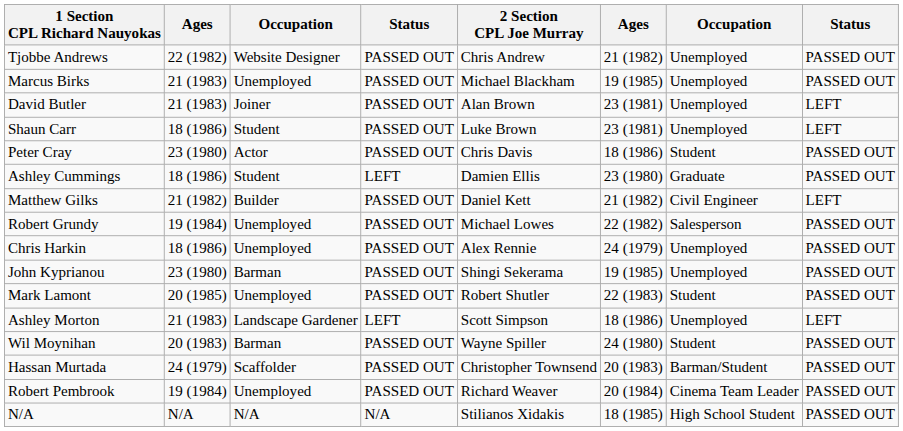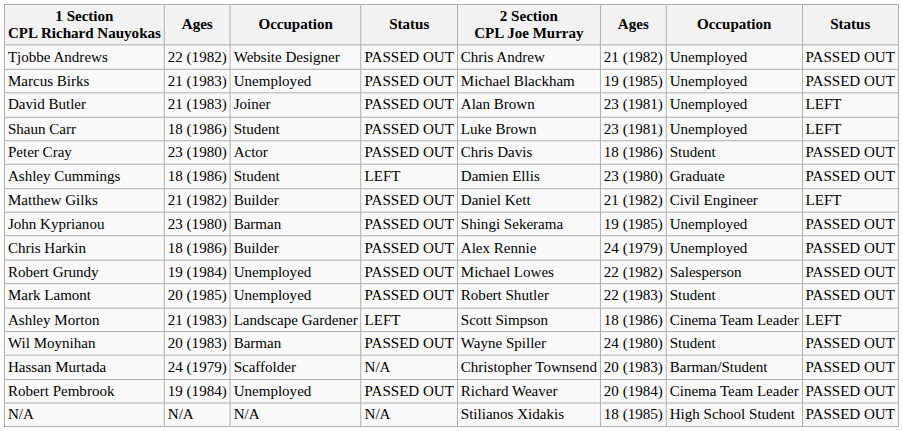rows swapped: (53, 224) <-> (56, 271)
(272, 248) Unemployed -> (256, 248) Builder
(709, 319) Unemployed -> (734, 319) Cinema Team Leader
(409, 367) PASSED OUT -> (378, 367) N/A
